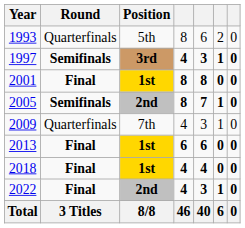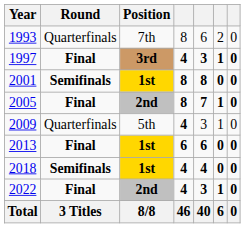(147, 37) 5th -> (147, 37) 7th
(80, 59) Semifinals -> (80, 59) Final
(80, 80) Final -> (80, 80) Semifinals
(80, 102) Semifinals -> (80, 102) Final
(147, 124) 7th -> (147, 124) 5th
(184, 124) normal -> (184, 124) bold
(80, 168) Final -> (80, 168) Semifinals
